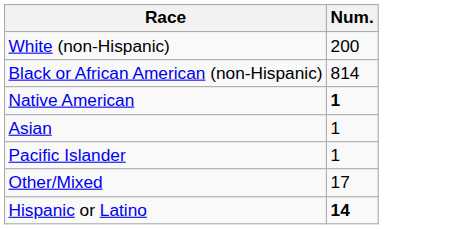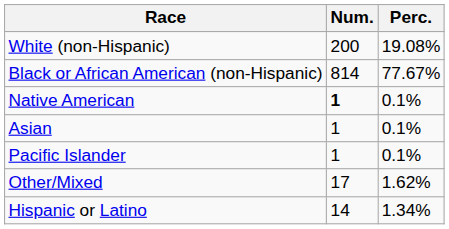+ column: (411, 18)
(340, 210) bold -> (340, 210) normal
